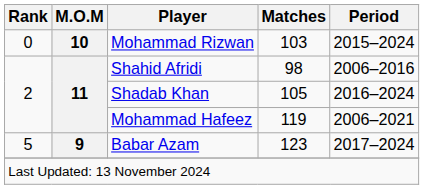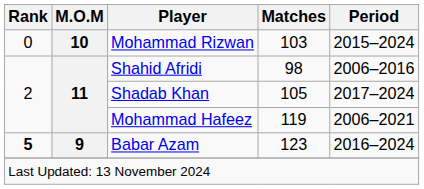(374, 94) 2016–2024 -> (374, 94) 2017–2024
(28, 145) normal -> (28, 145) bold
(374, 145) 2017–2024 -> (374, 145) 2016–2024
